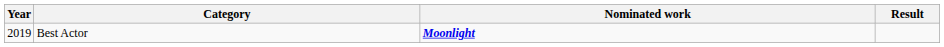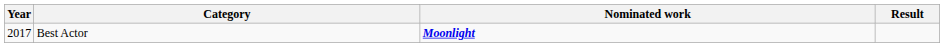(19, 33) 2019 -> (19, 33) 2017
